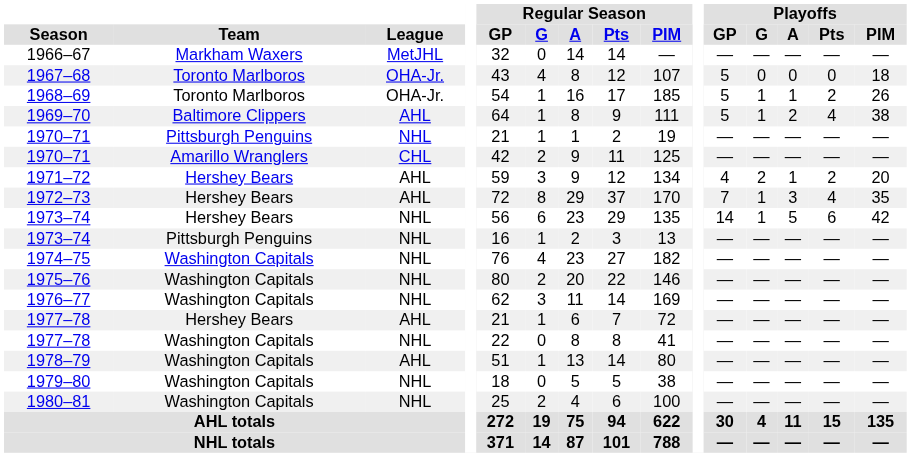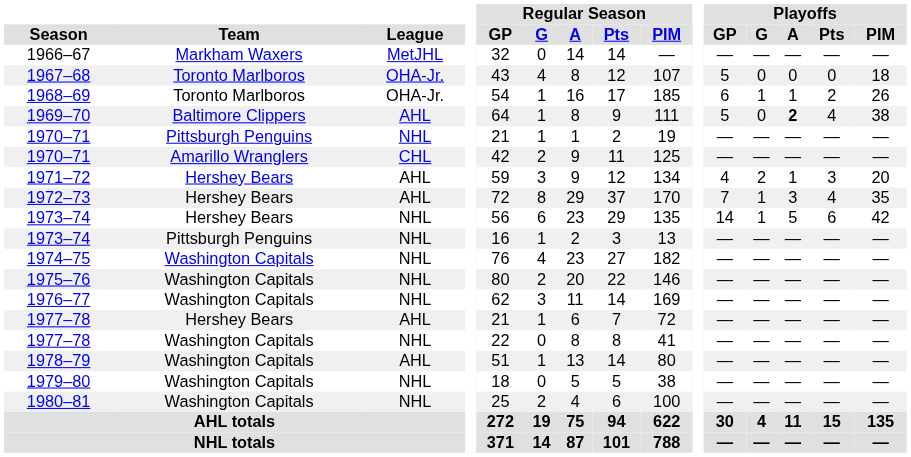(725, 95) 5 -> (725, 95) 6
(761, 116) 1 -> (761, 116) 0
(793, 116) normal -> (793, 116) bold
(832, 177) 2 -> (832, 177) 3
